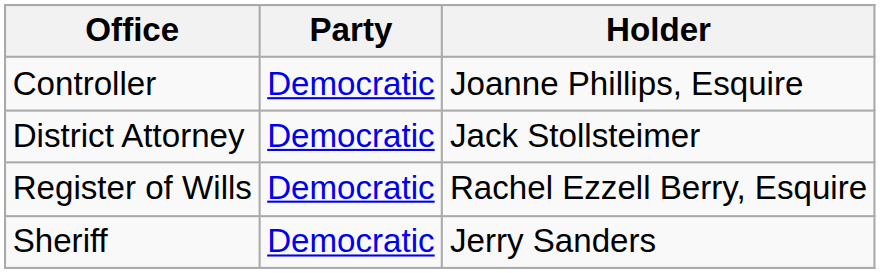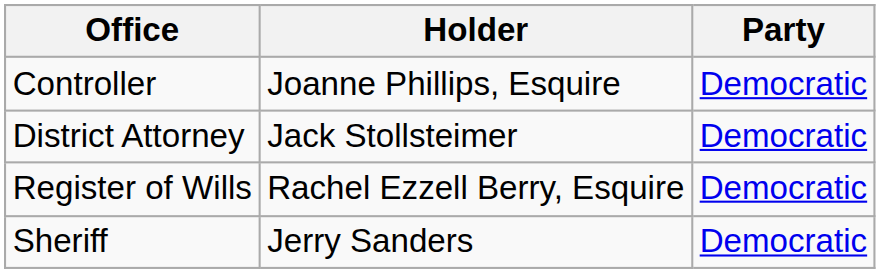columns swapped: (659, 30) <-> (351, 30)
